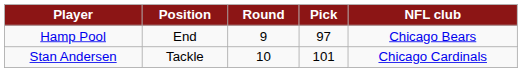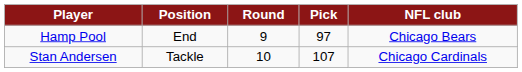(324, 57) 101 -> (324, 57) 107
